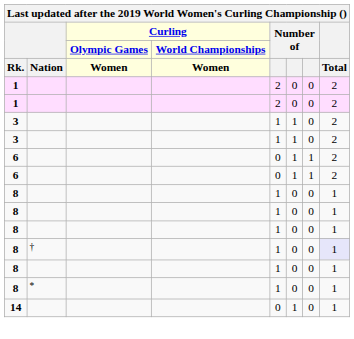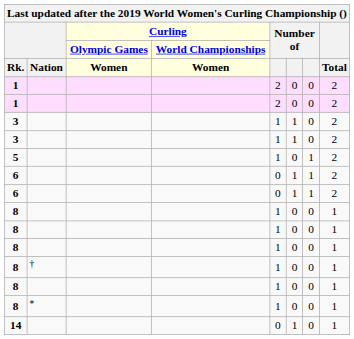+ row: (16, 157)
(334, 249) lavender background -> (334, 267) no background
